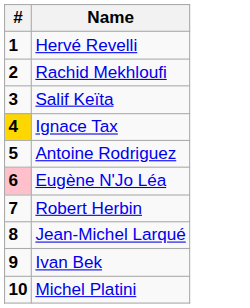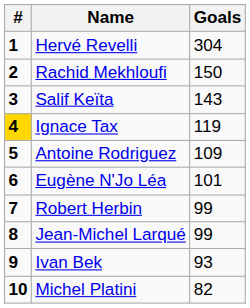+ column: (217, 18)
(13, 180) pink background -> (13, 180) no background
